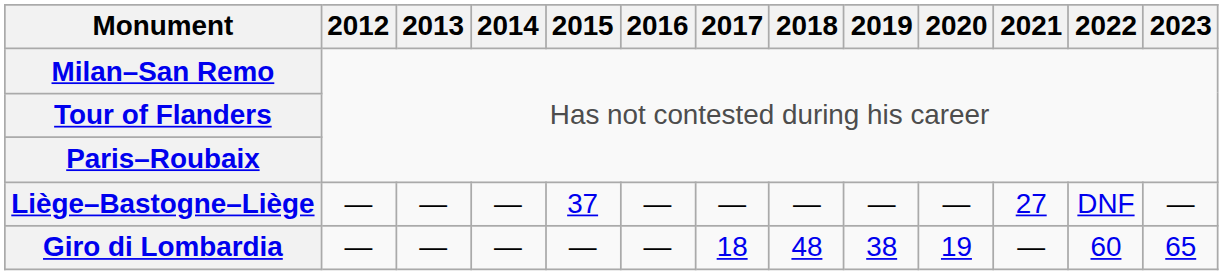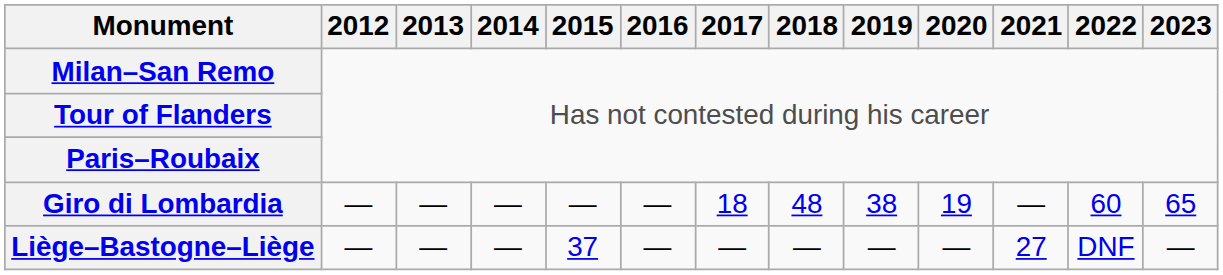rows swapped: (163, 203) <-> (163, 247)
